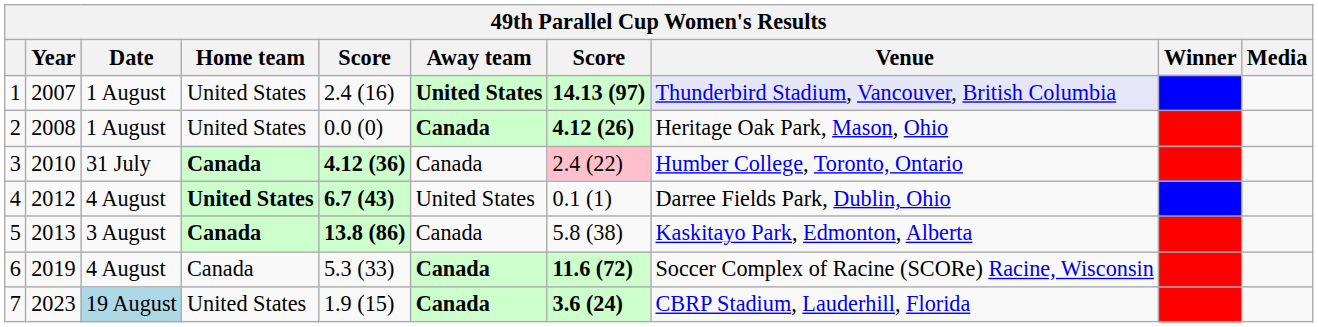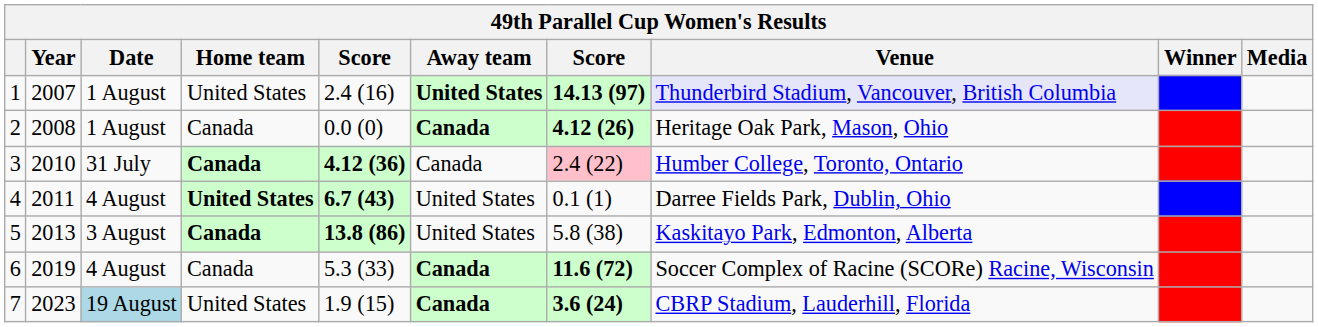(247, 127) United States -> (220, 127) Canada
(53, 198) 2012 -> (53, 198) 2011
(449, 233) Canada -> (475, 233) United States
